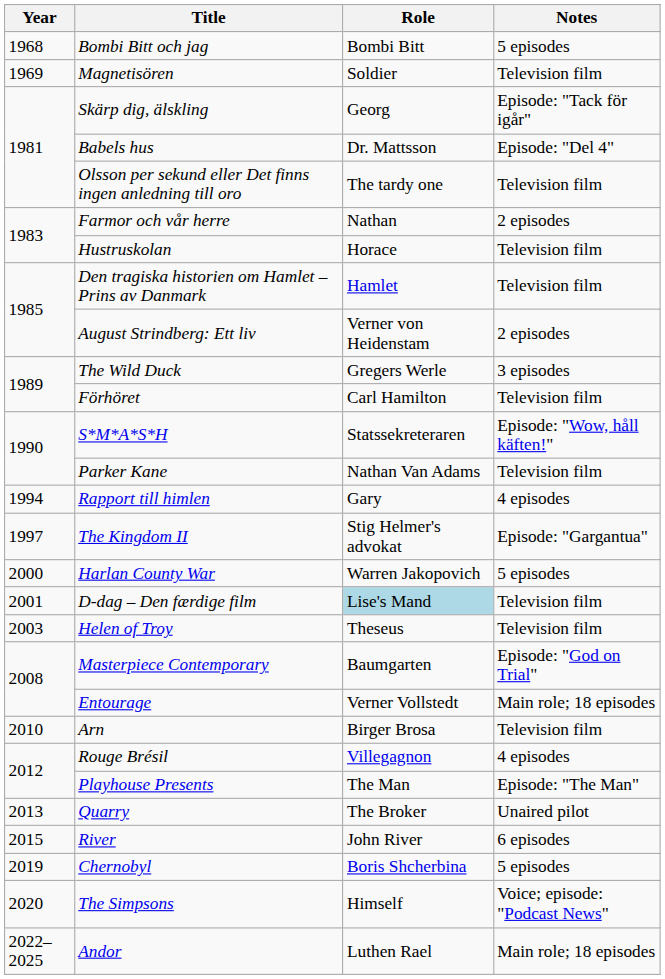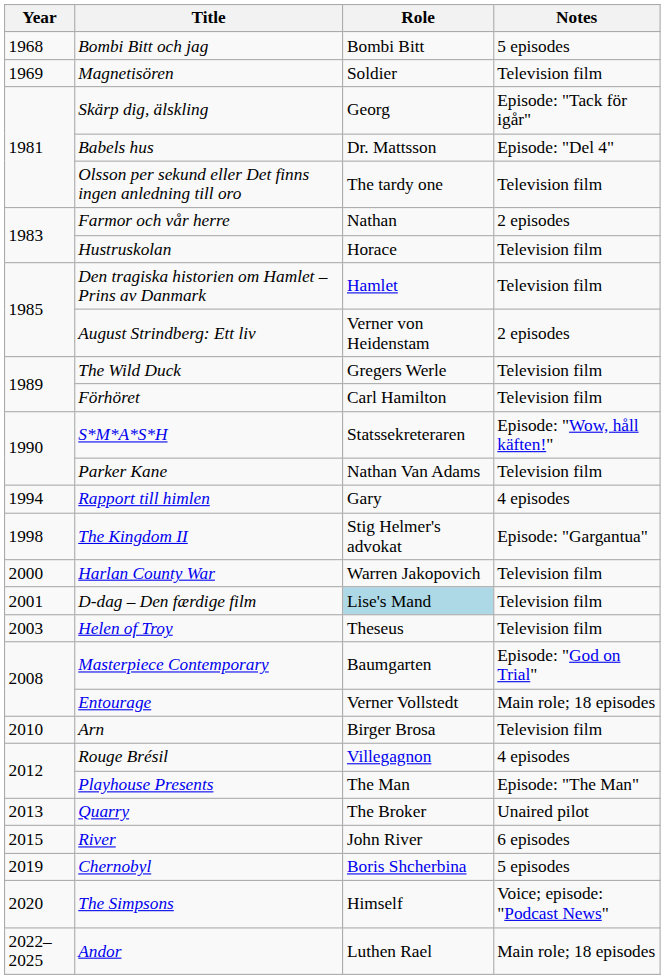(533, 370) 3 episodes -> (550, 370) Television film
(26, 536) 1997 -> (26, 536) 1998
(533, 573) 5 episodes -> (550, 573) Television film
